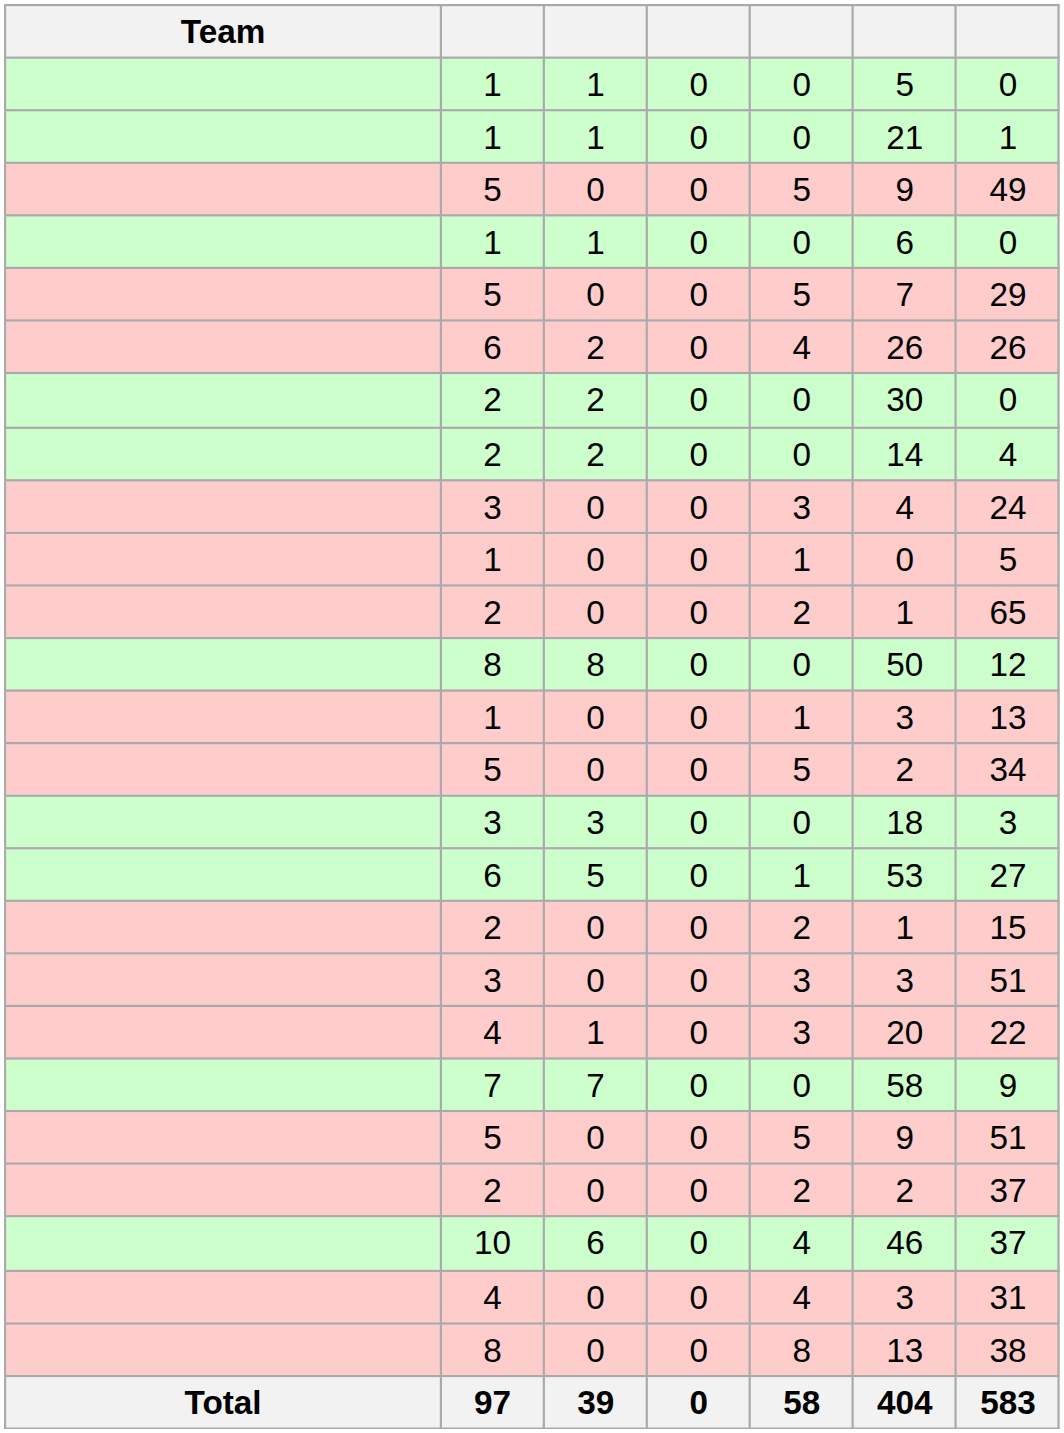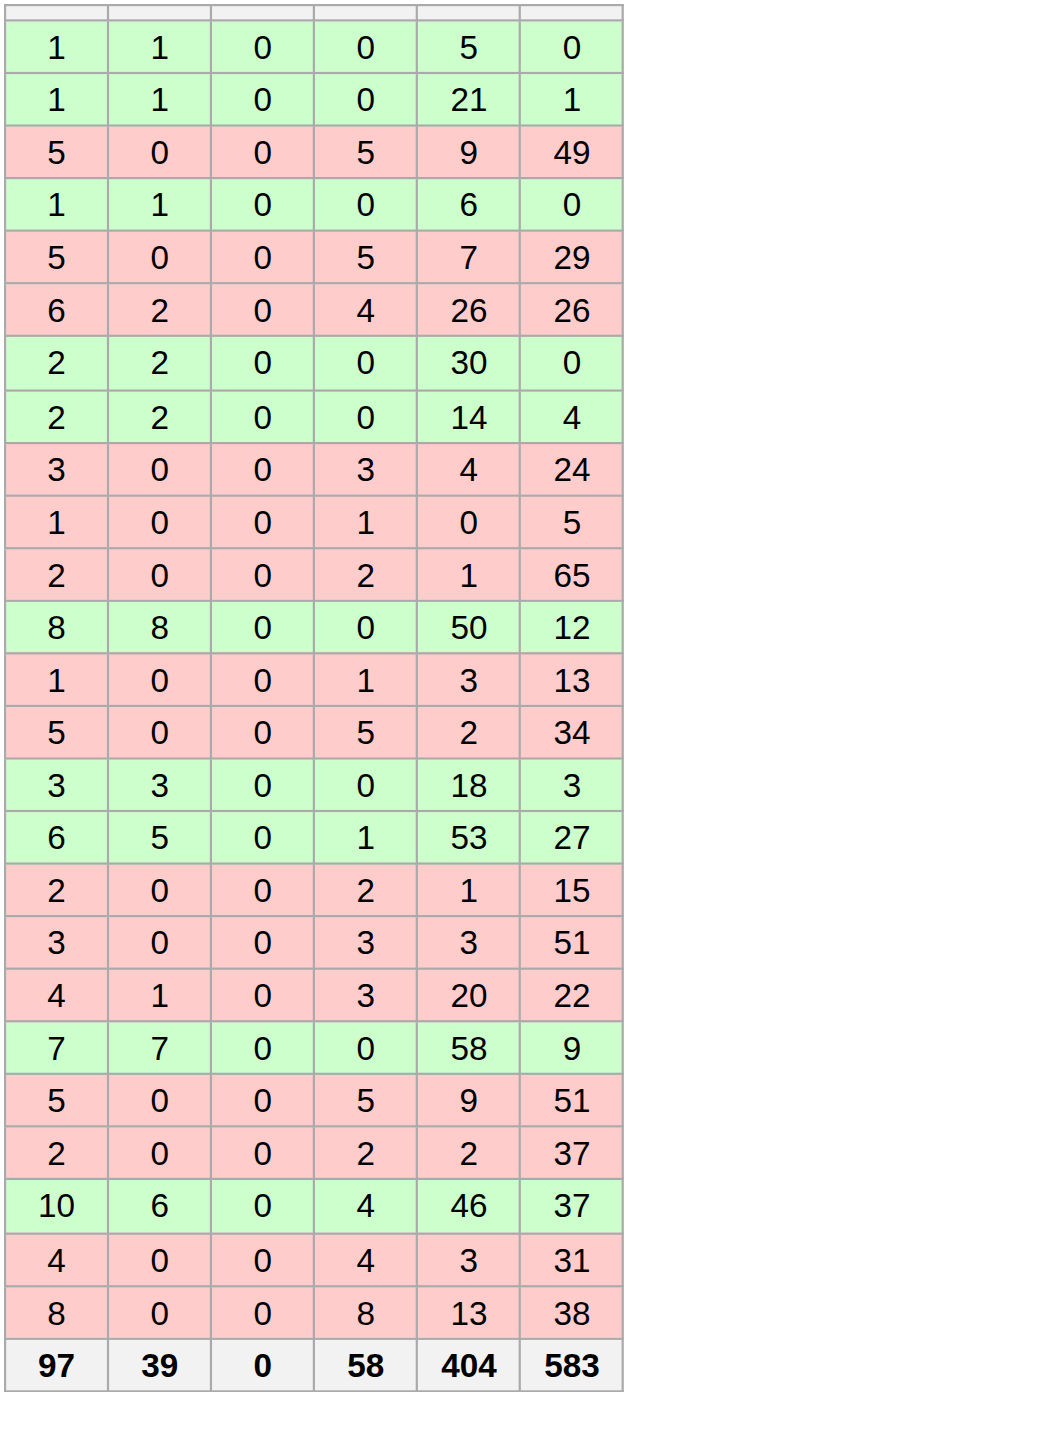- column: (223, 32)
